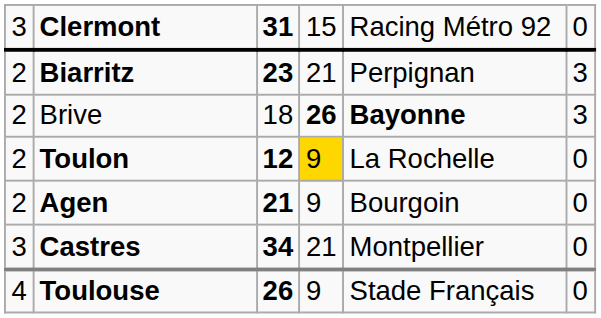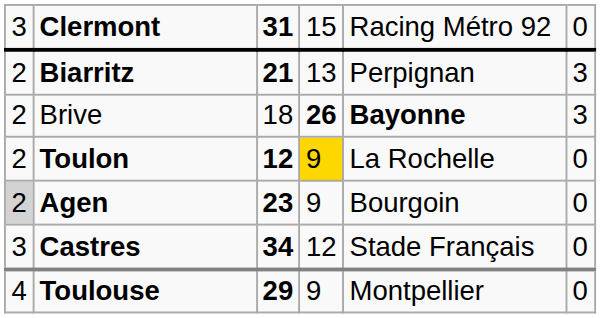(278, 72) 23 -> (278, 72) 21
(321, 72) 21 -> (321, 72) 13
(19, 203) no background -> (19, 203) lightgrey background
(278, 203) 21 -> (278, 203) 23
(321, 246) 21 -> (321, 246) 12
(417, 246) Montpellier -> (442, 246) Stade Français
(278, 292) 26 -> (278, 292) 29
(442, 292) Stade Français -> (417, 292) Montpellier
